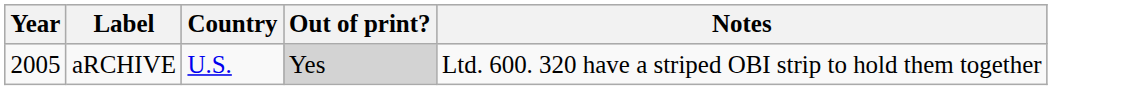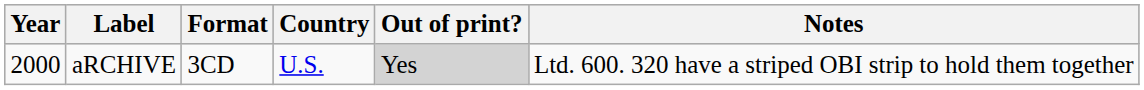+ column: (228, 24)
(35, 63) 2005 -> (35, 63) 2000
